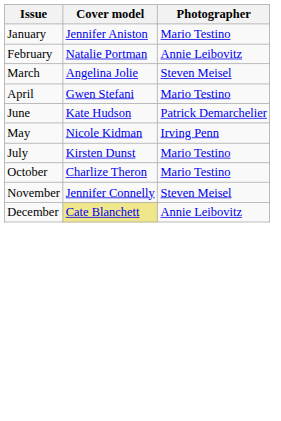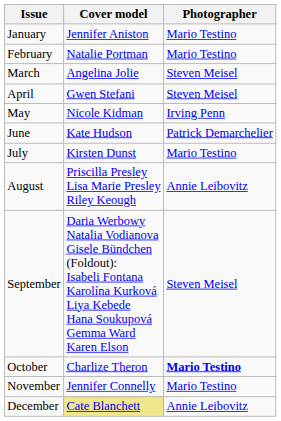(201, 53) Annie Leibovitz -> (201, 53) Mario Testino
(196, 93) Mario Testino -> (202, 93) Steven Meisel
rows swapped: (19, 133) <-> (19, 113)
+ row: (25, 186)
+ row: (34, 283)
(196, 172) normal -> (204, 366) bold
(196, 192) Steven Meisel -> (201, 386) Mario Testino
